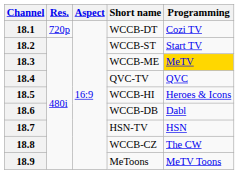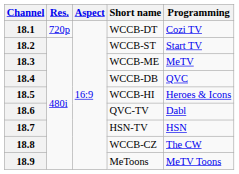(180, 62) gold background -> (180, 62) no background
(129, 78) QVC-TV -> (134, 78) WCCB-DB
(134, 111) WCCB-DB -> (129, 111) QVC-TV
